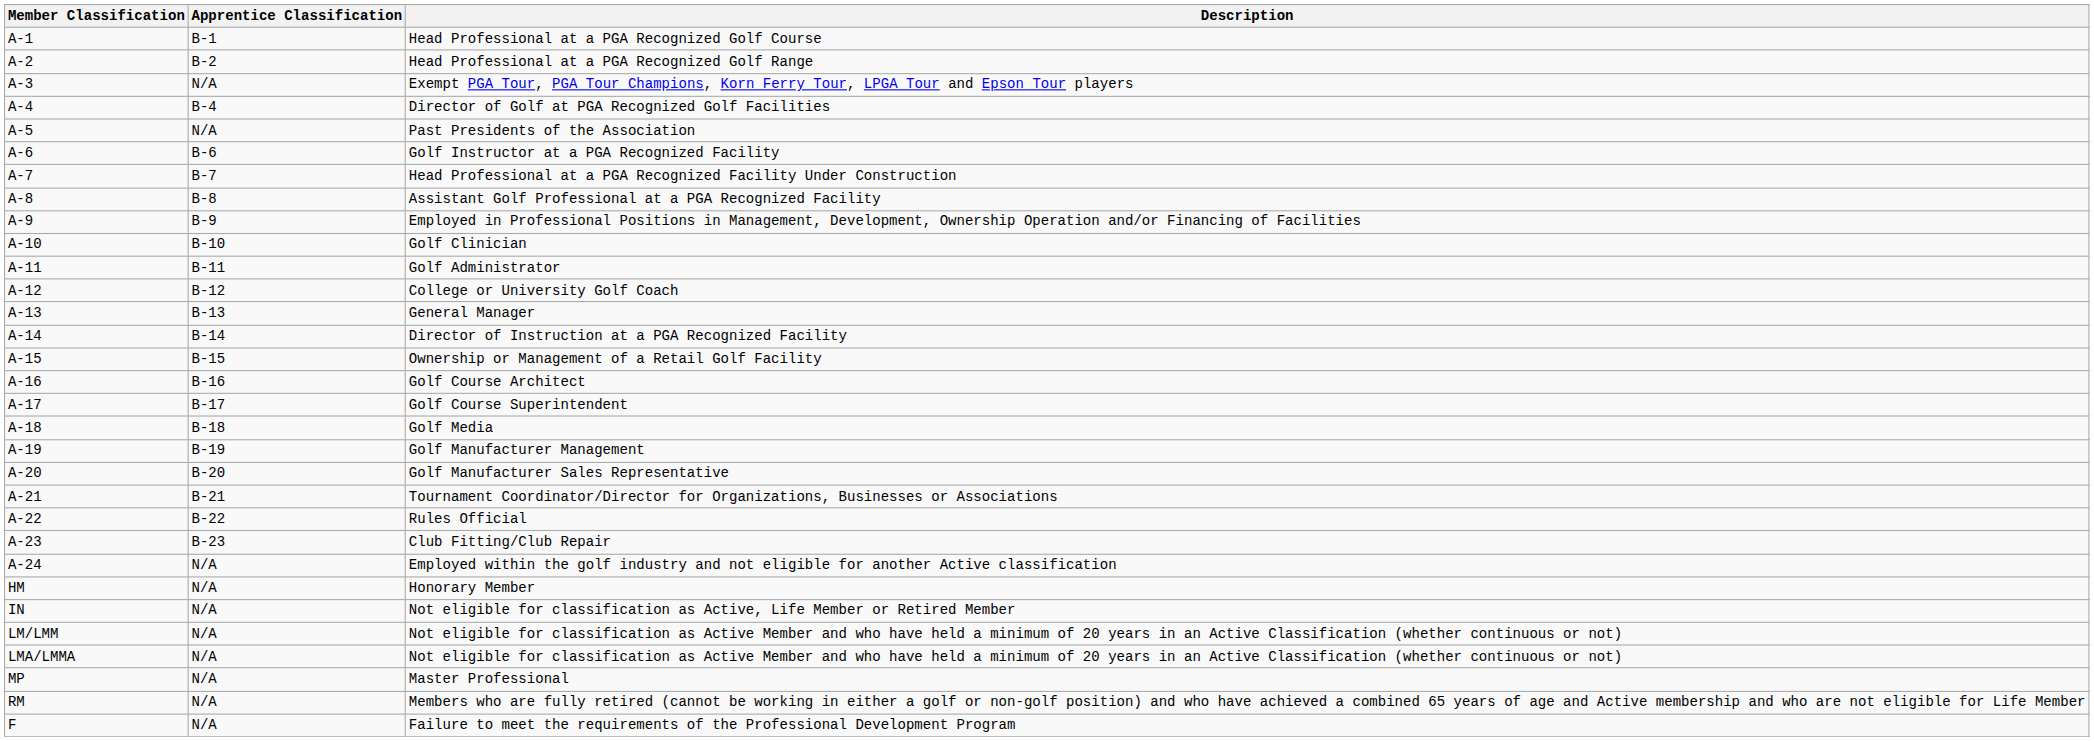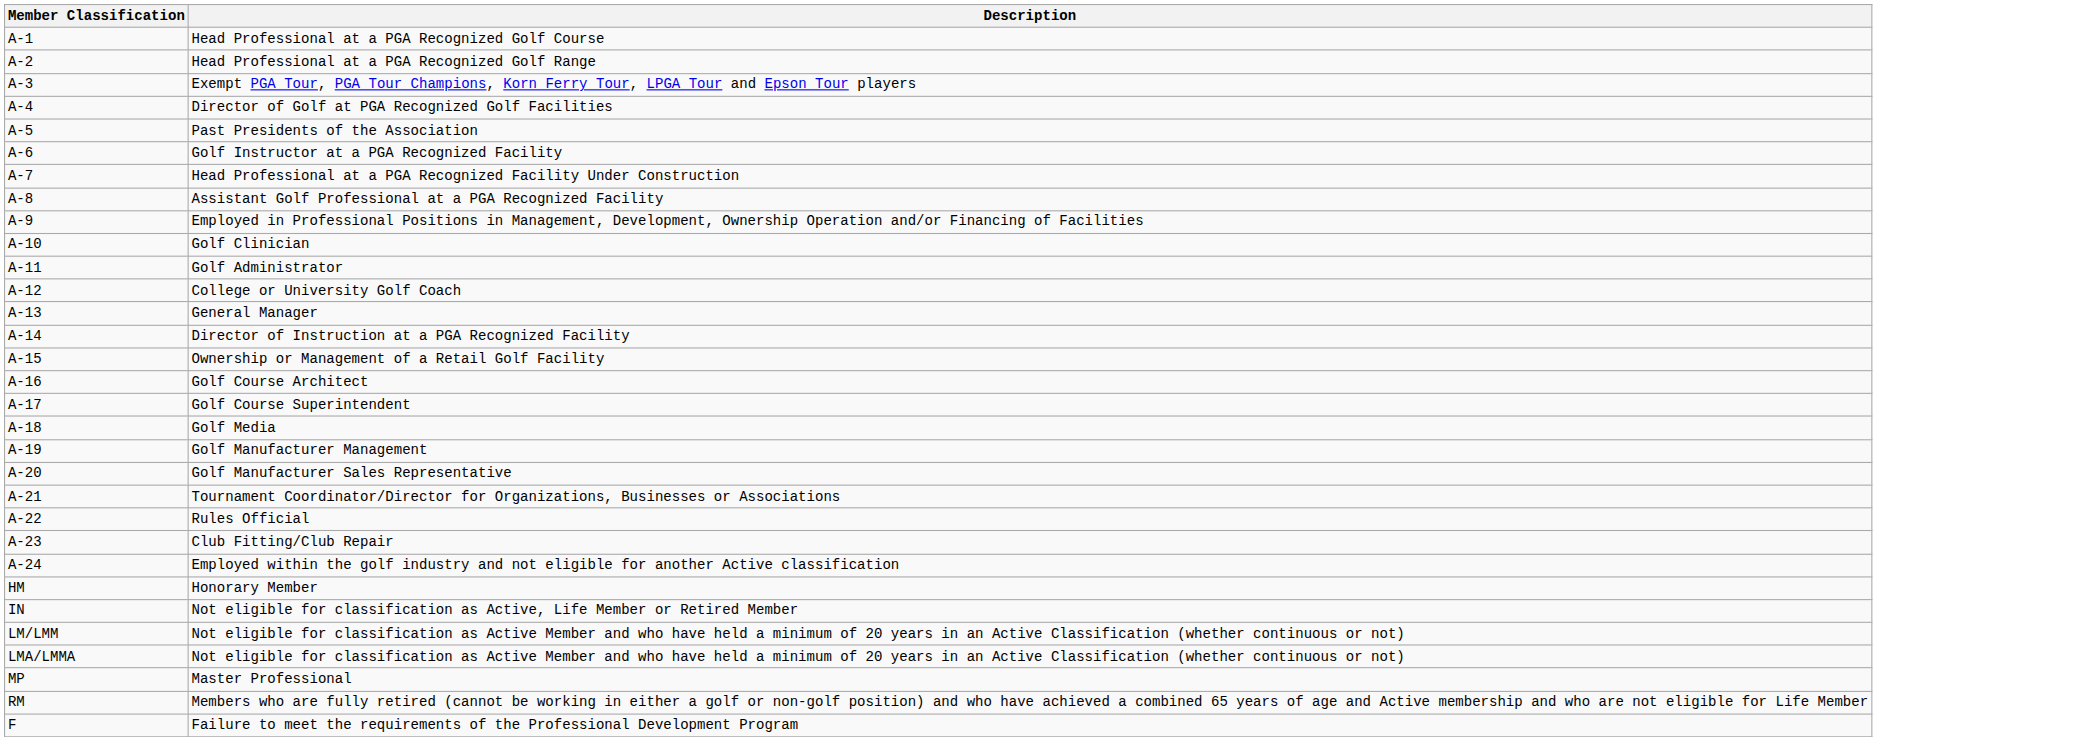- column: (297, 16)
